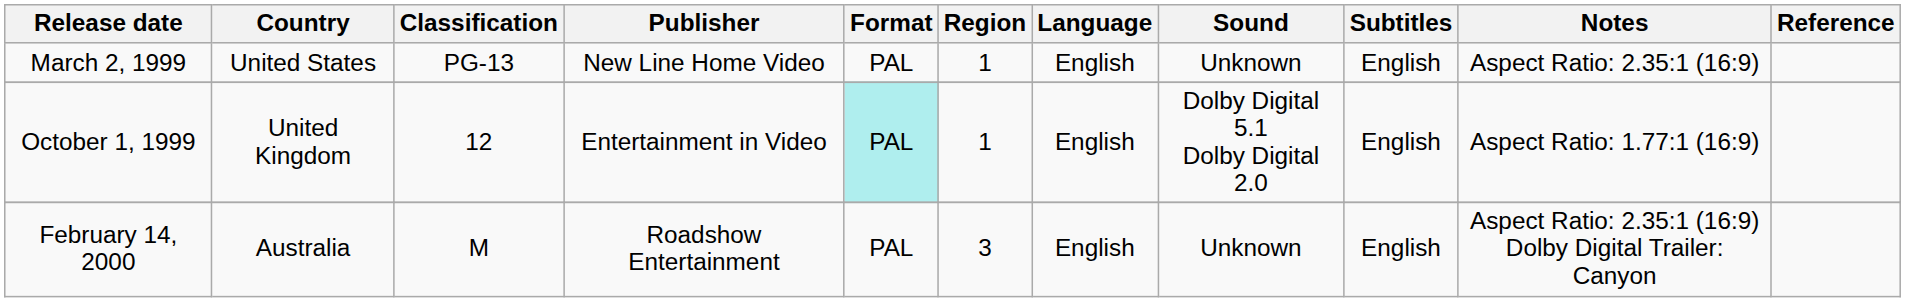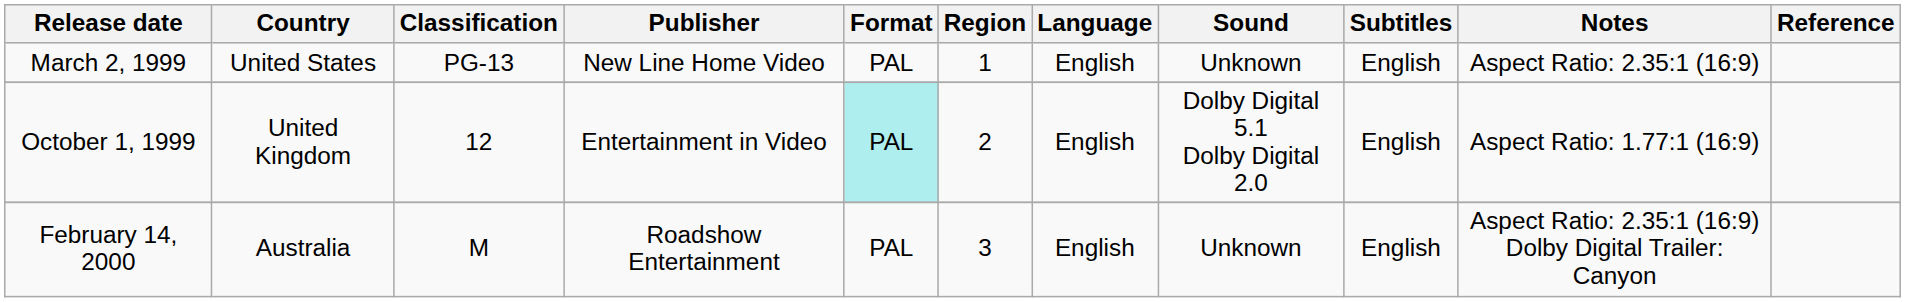(985, 141) 1 -> (985, 141) 2
